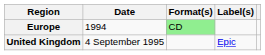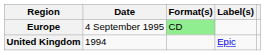(96, 27) 1994 -> (125, 27) 4 September 1995
(125, 42) 4 September 1995 -> (96, 42) 1994
